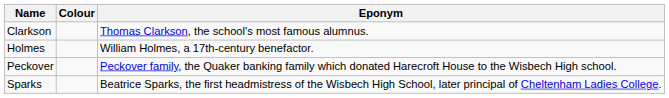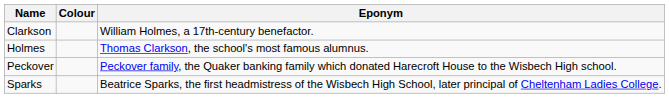(234, 31) Thomas Clarkson, the school's most famous alumnus. -> (207, 31) William Holmes, a 17th-century benefactor.
(207, 48) William Holmes, a 17th-century benefactor. -> (234, 48) Thomas Clarkson, the school's most famous alumnus.
